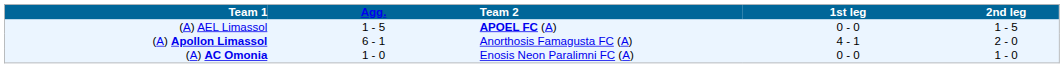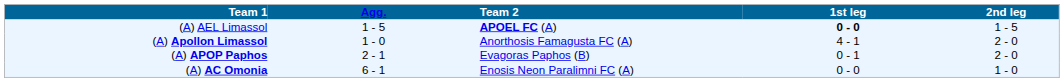(848, 26) normal -> (848, 26) bold
(374, 41) 6 - 1 -> (374, 41) 1 - 0
+ row: (219, 55)
(374, 55) 1 - 0 -> (374, 70) 6 - 1
